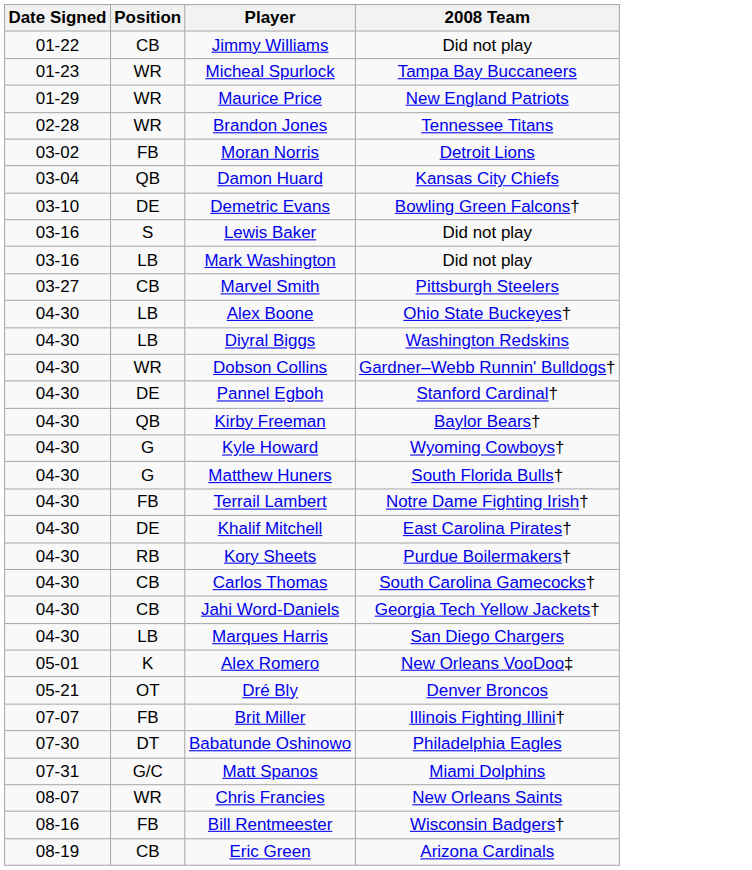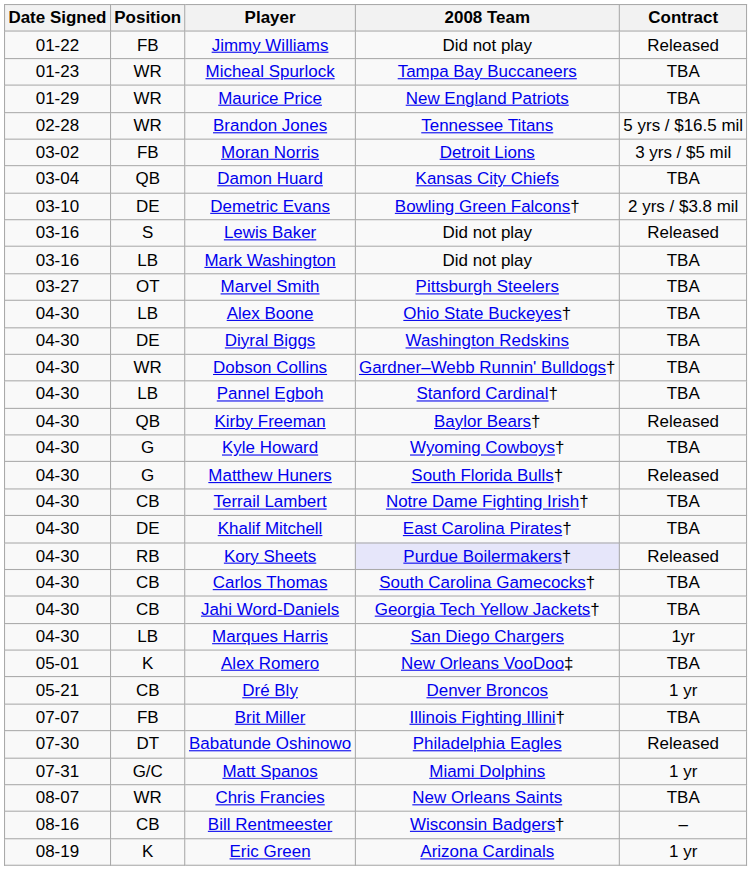+ column: (683, 17)
(148, 44) CB -> (148, 44) FB
(148, 286) CB -> (148, 286) OT
(148, 340) LB -> (148, 340) DE
(148, 394) DE -> (148, 394) LB
(148, 502) FB -> (148, 502) CB
(487, 555) no background -> (487, 555) lavender background
(148, 690) OT -> (148, 690) CB
(148, 824) FB -> (148, 824) CB
(148, 851) CB -> (148, 851) K
